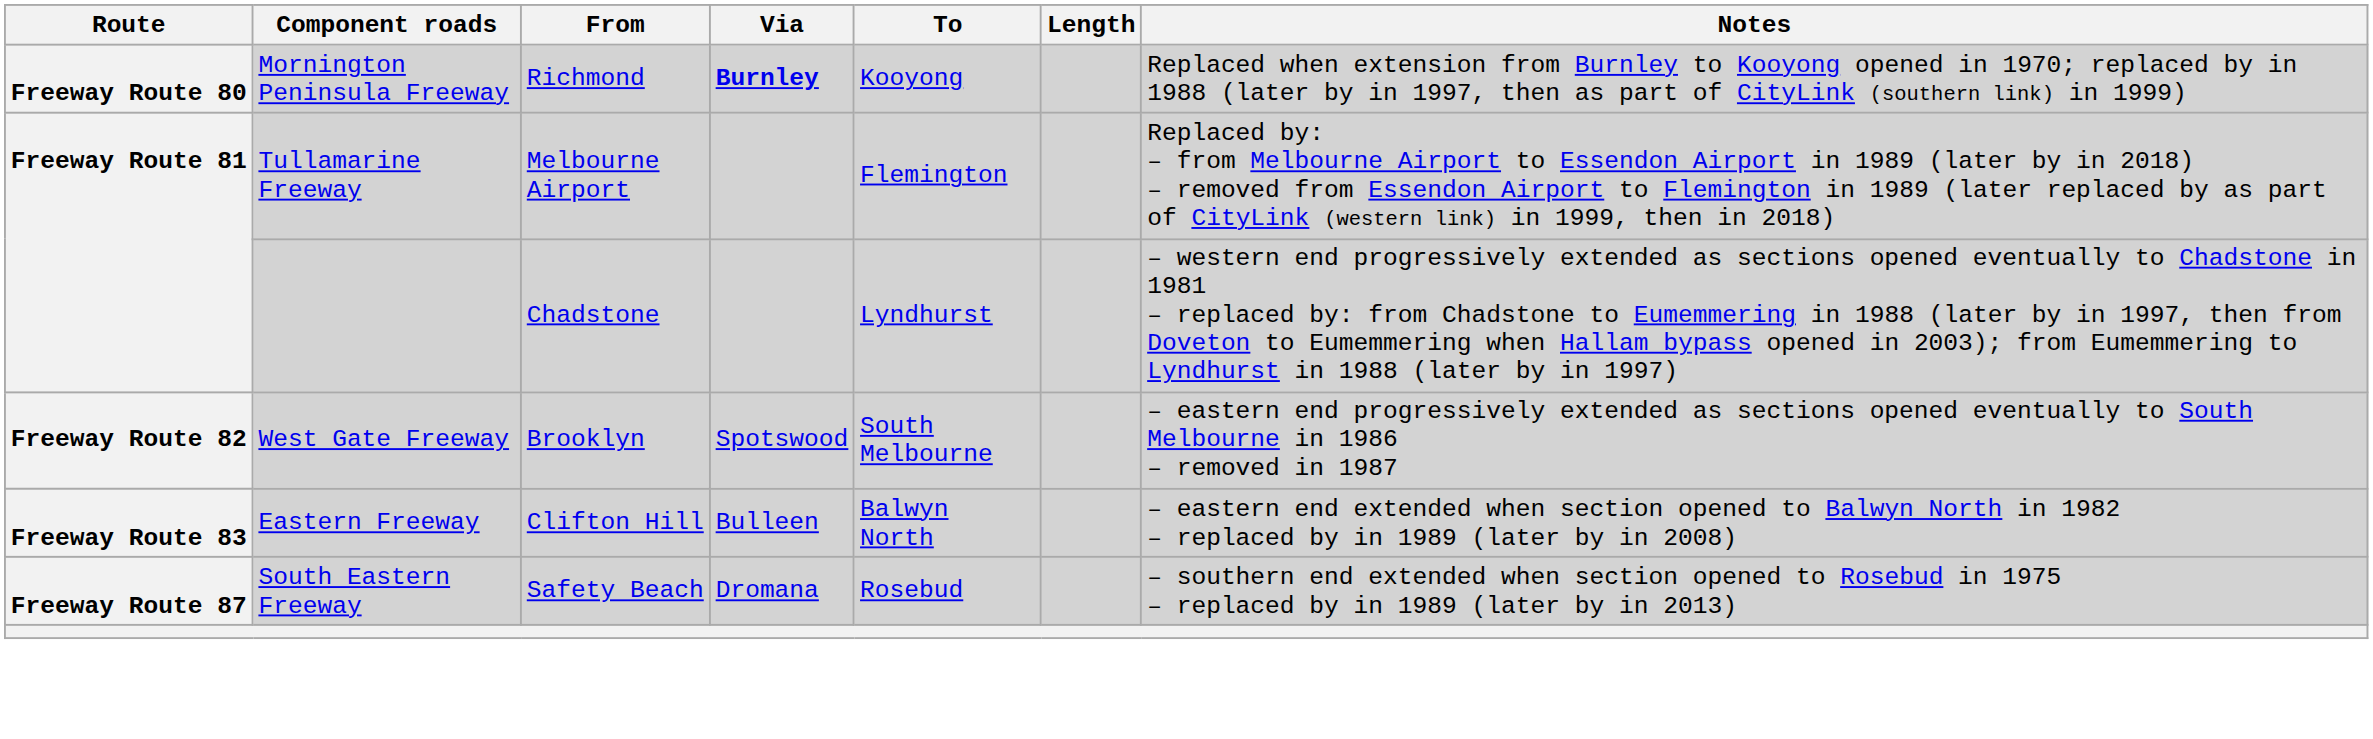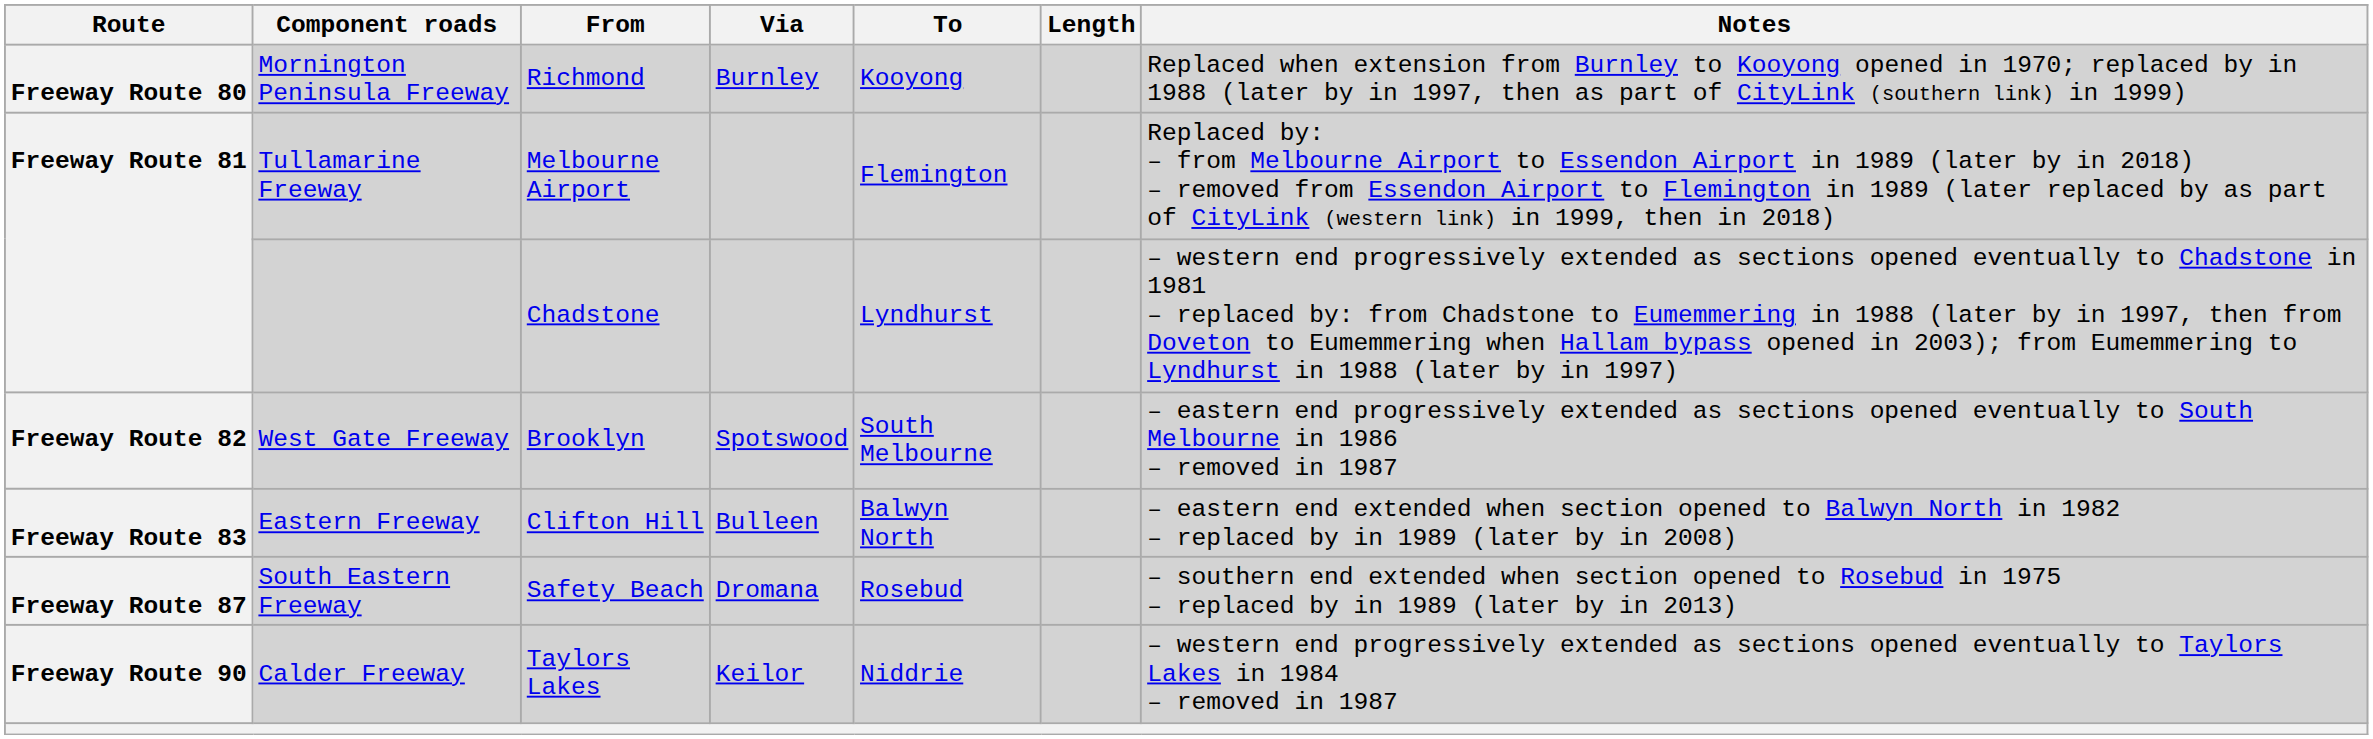(767, 79) bold -> (767, 79) normal
+ row: (578, 674)
